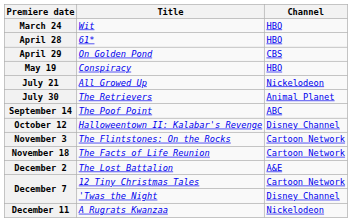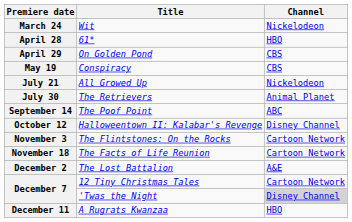(274, 26) HBO -> (295, 26) Nickelodeon
(274, 68) HBO -> (274, 68) CBS
(303, 196) no background -> (303, 196) lightgrey background
(295, 210) Nickelodeon -> (274, 210) HBO
